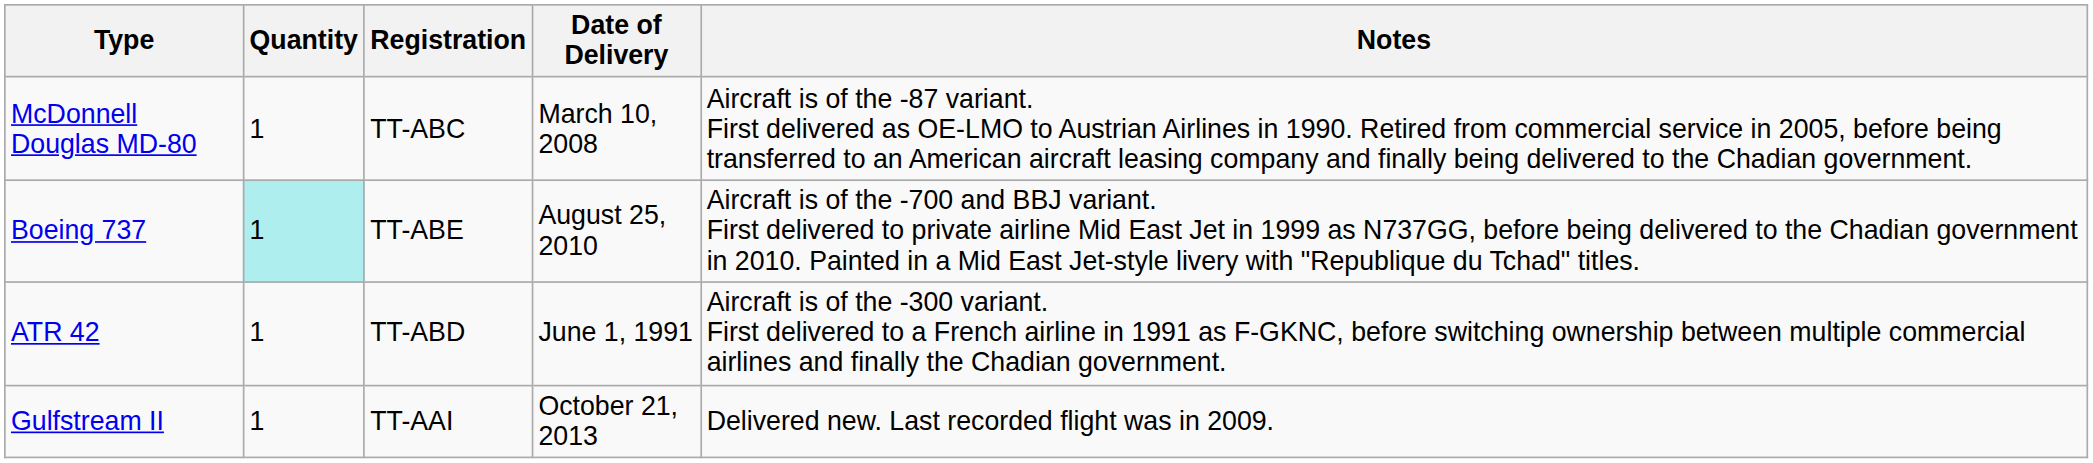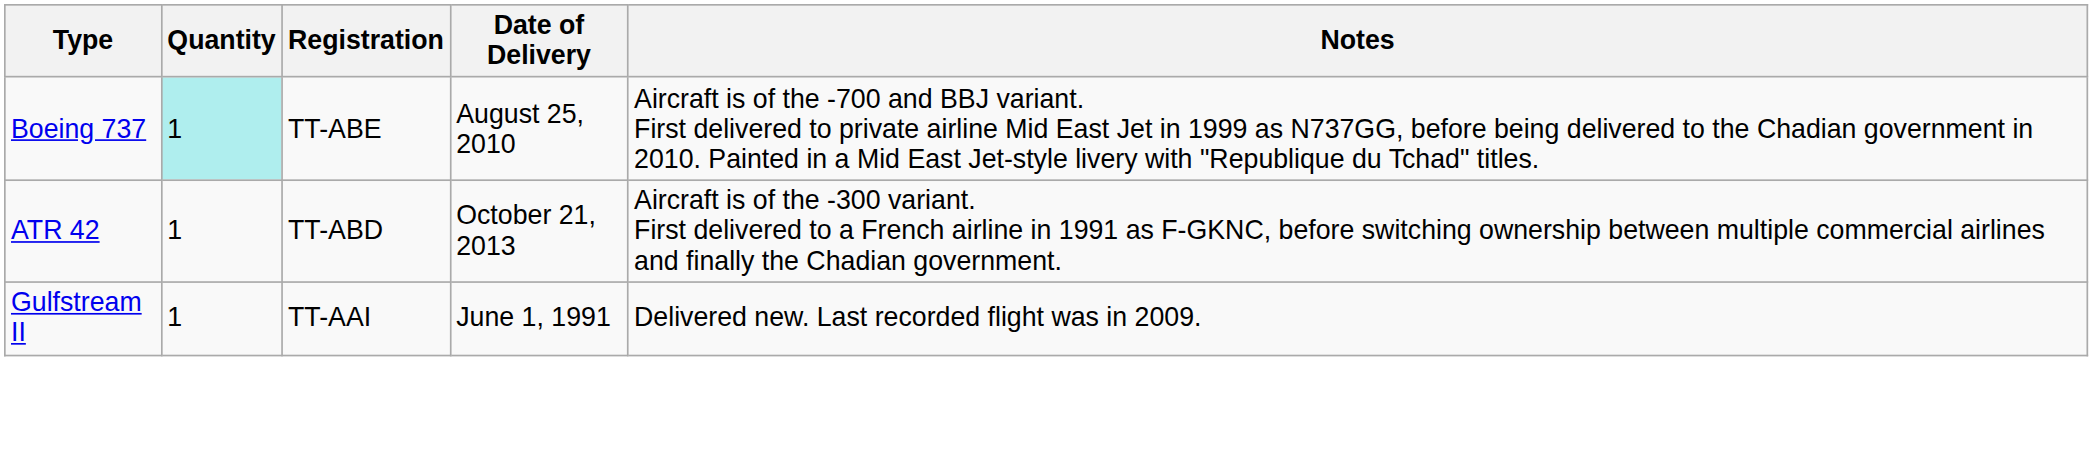- row: (104, 128)
(616, 333) June 1, 1991 -> (526, 230) October 21, 2013
(608, 420) October 21, 2013 -> (533, 318) June 1, 1991
